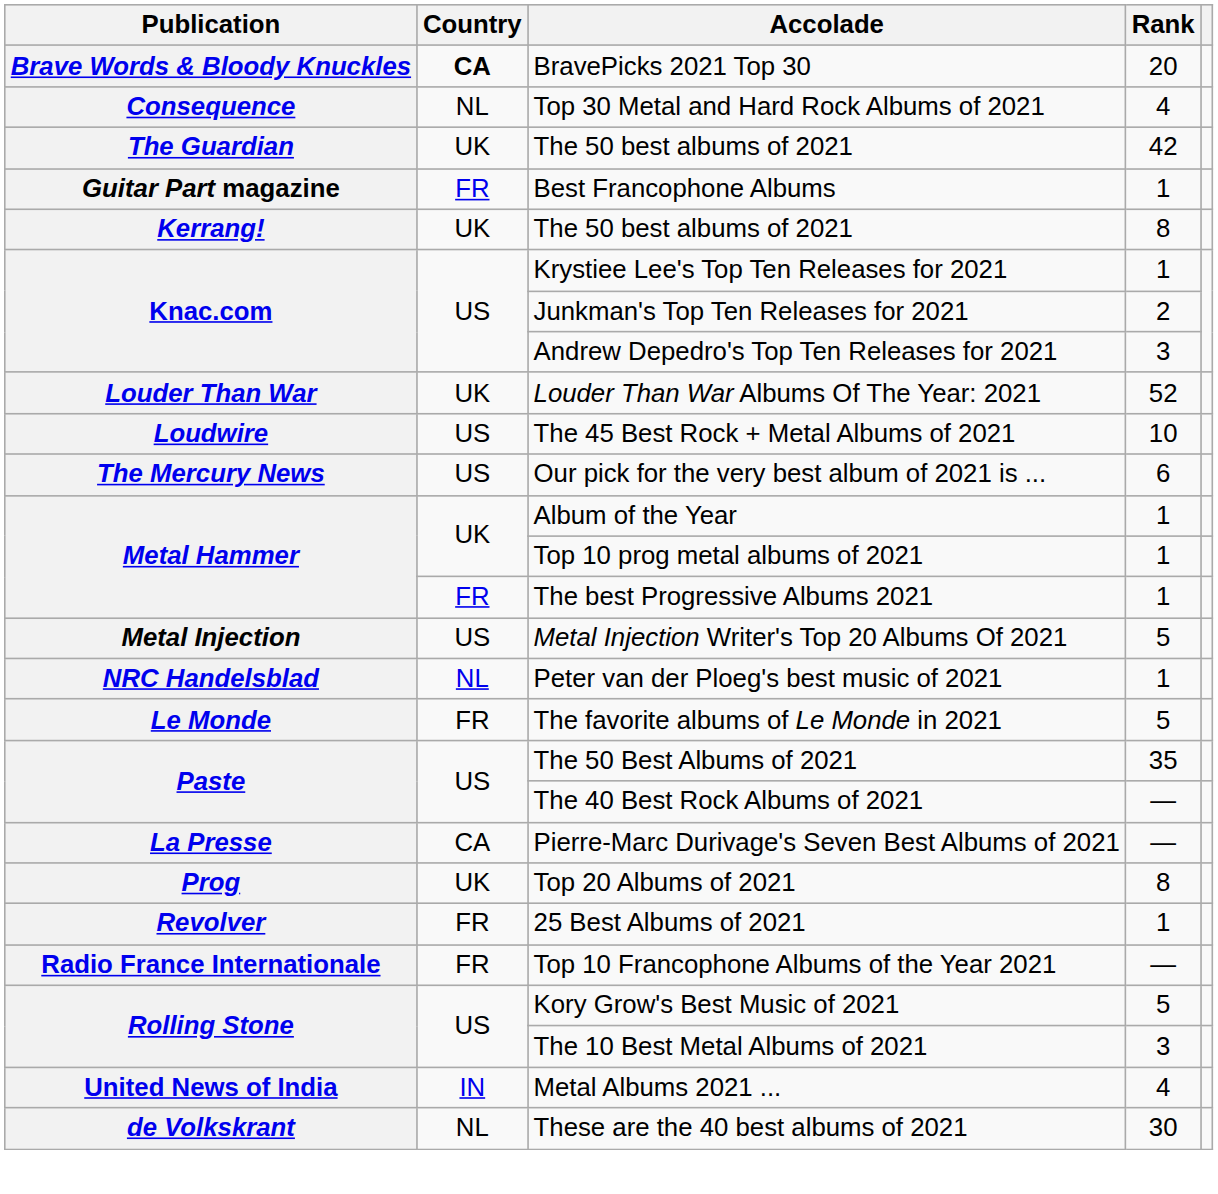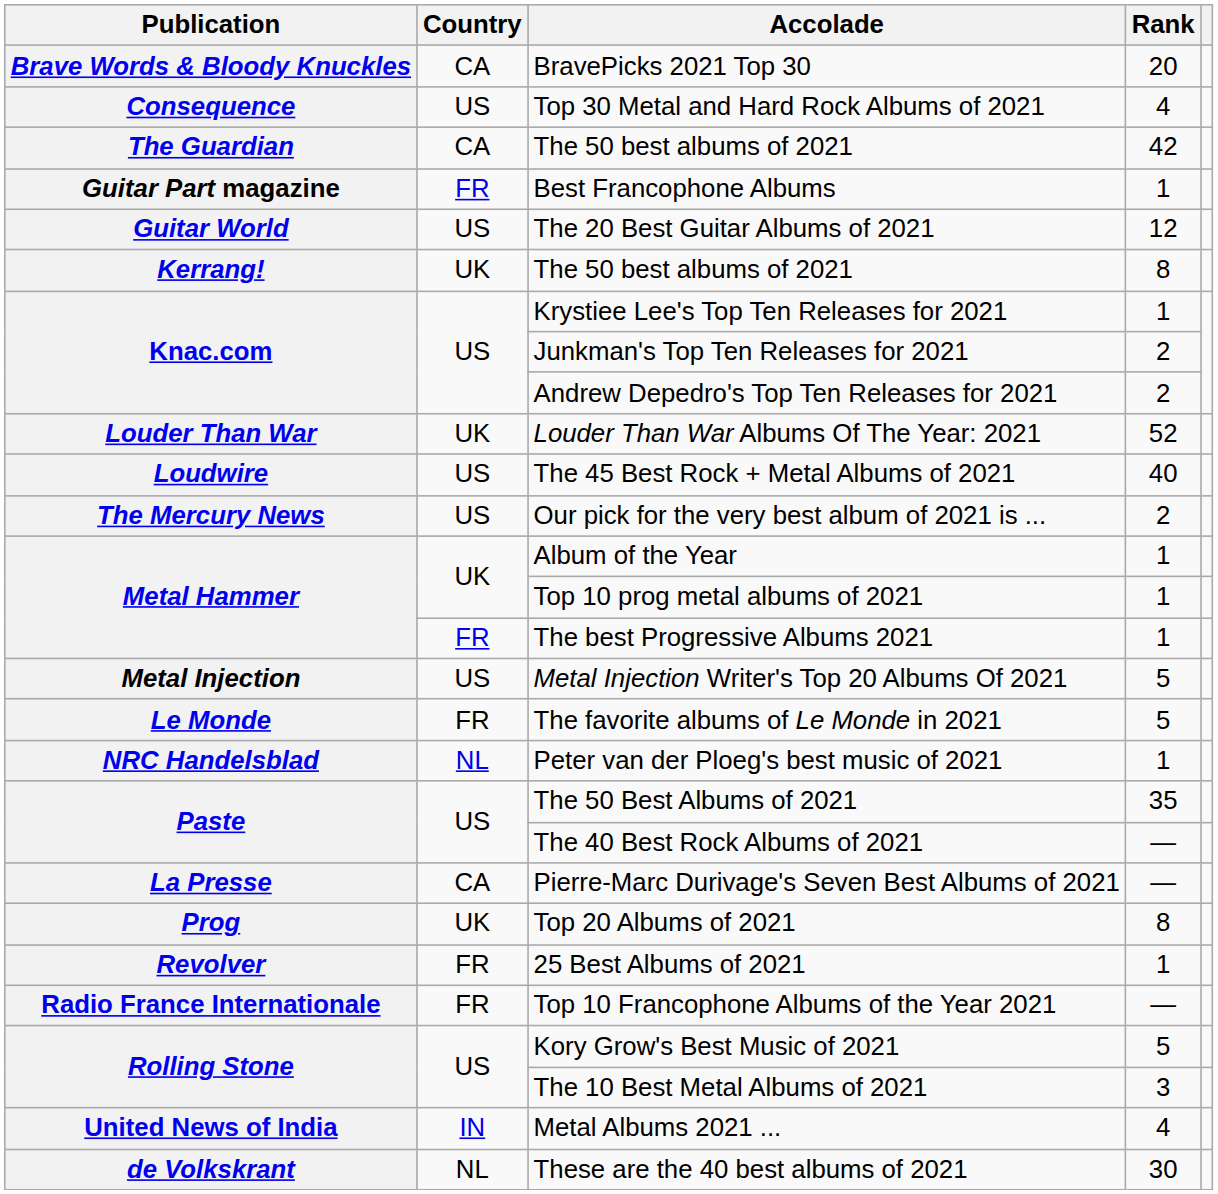(472, 65) bold -> (472, 65) normal
(472, 106) NL -> (472, 106) US
(472, 147) UK -> (472, 147) CA
+ row: (211, 229)
(1163, 351) 3 -> (1163, 392) 2
(1163, 433) 10 -> (1163, 474) 40
(1163, 474) 6 -> (1163, 515) 2
rows swapped: (211, 719) <-> (211, 678)
